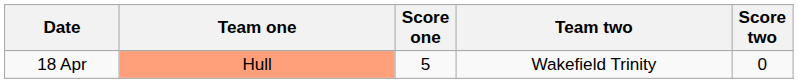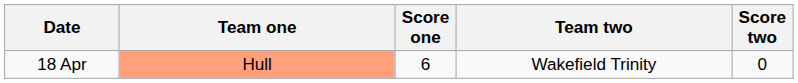(426, 64) 5 -> (426, 64) 6
